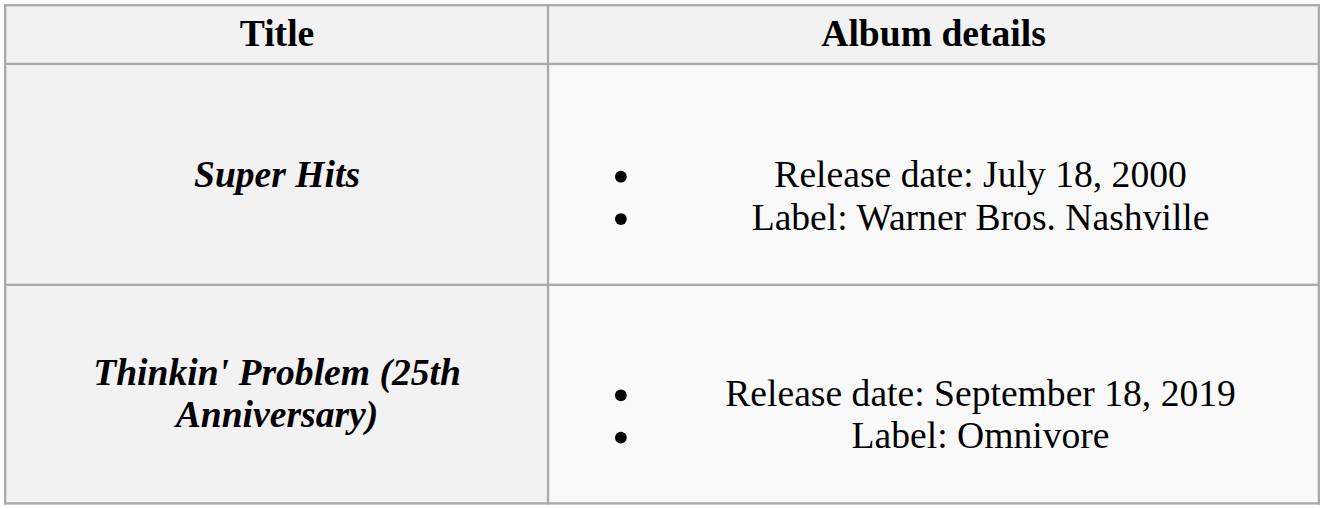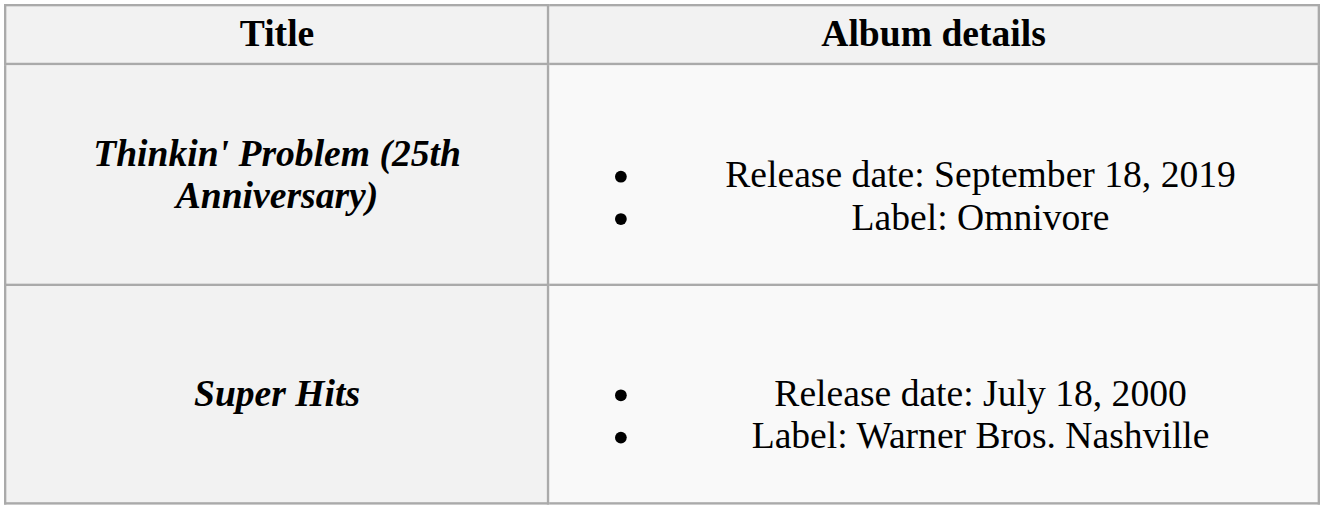rows swapped: (277, 173) <-> (277, 393)
